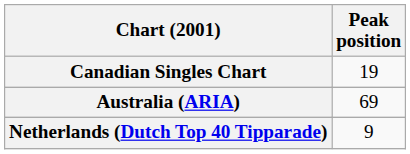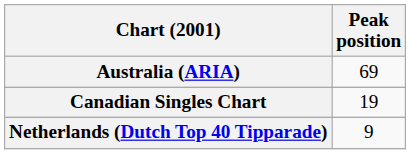rows swapped: (168, 102) <-> (168, 71)
